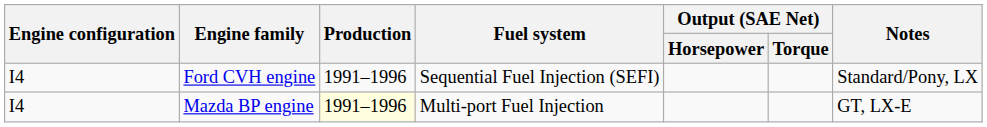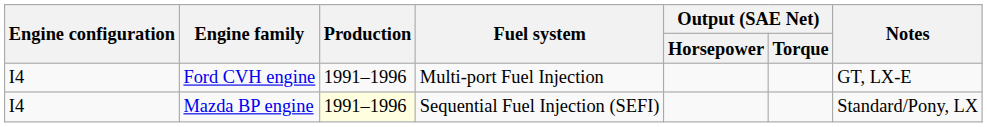(540, 77) Sequential Fuel Injection (SEFI) -> (512, 77) Multi-port Fuel Injection
(908, 77) Standard/Pony, LX -> (874, 77) GT, LX-E
(512, 106) Multi-port Fuel Injection -> (540, 106) Sequential Fuel Injection (SEFI)
(874, 106) GT, LX-E -> (908, 106) Standard/Pony, LX
